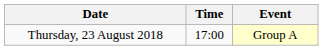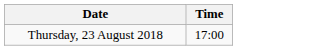- column: (275, 14)
